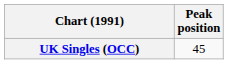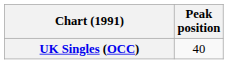(199, 48) 45 -> (199, 48) 40
